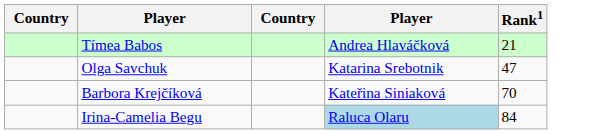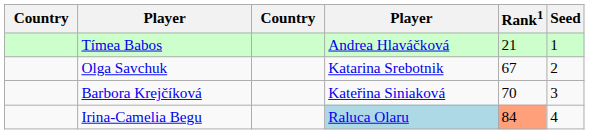+ column: (566, 18)
(509, 68) 47 -> (509, 68) 67
(509, 117) no background -> (509, 117) lightsalmon background
